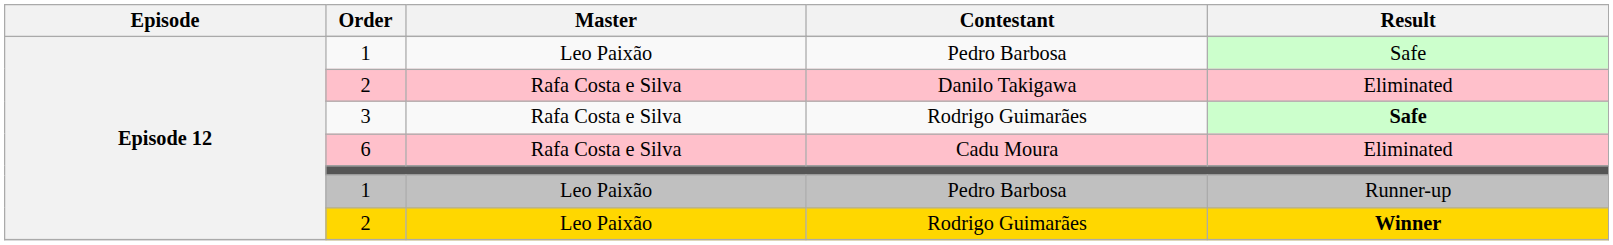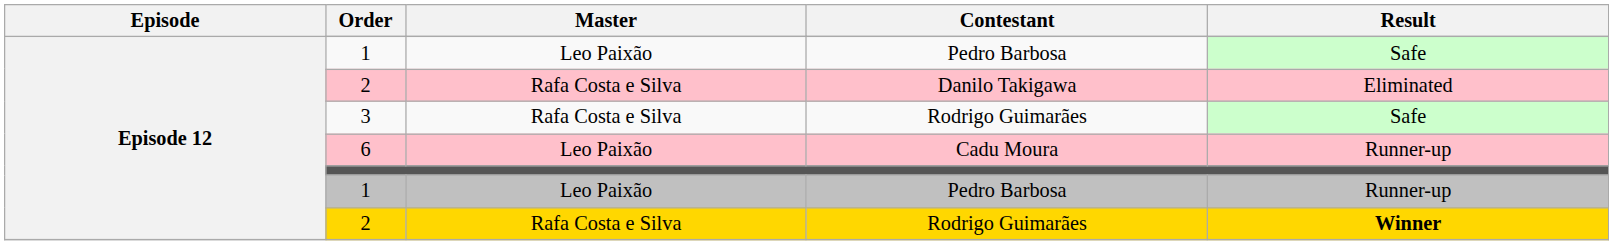(1408, 117) bold -> (1408, 117) normal
(606, 149) Rafa Costa e Silva -> (606, 149) Leo Paixão
(1408, 149) Eliminated -> (1408, 149) Runner-up
(606, 223) Leo Paixão -> (606, 223) Rafa Costa e Silva
